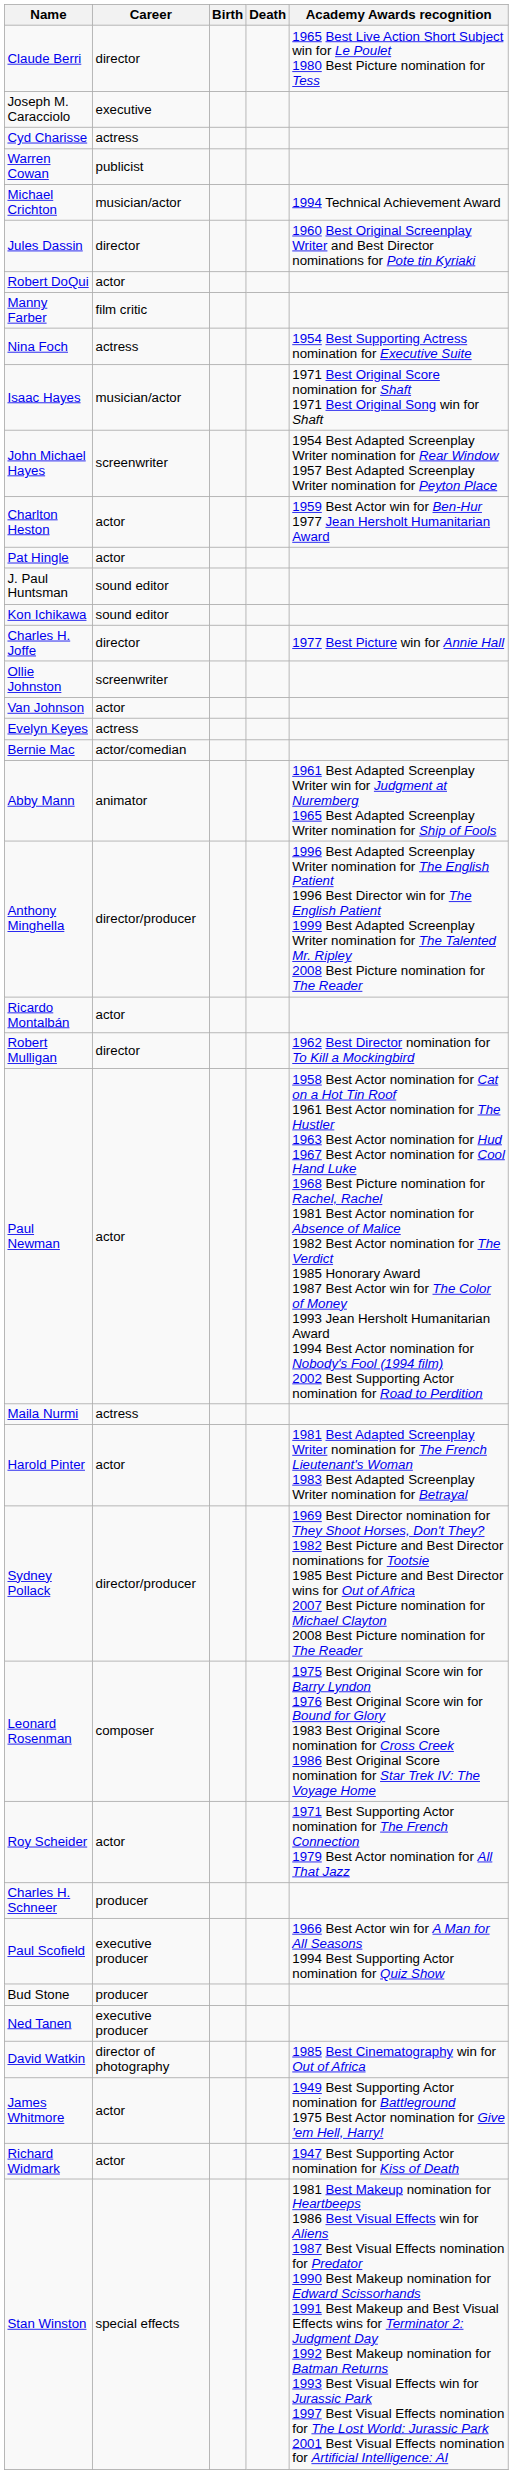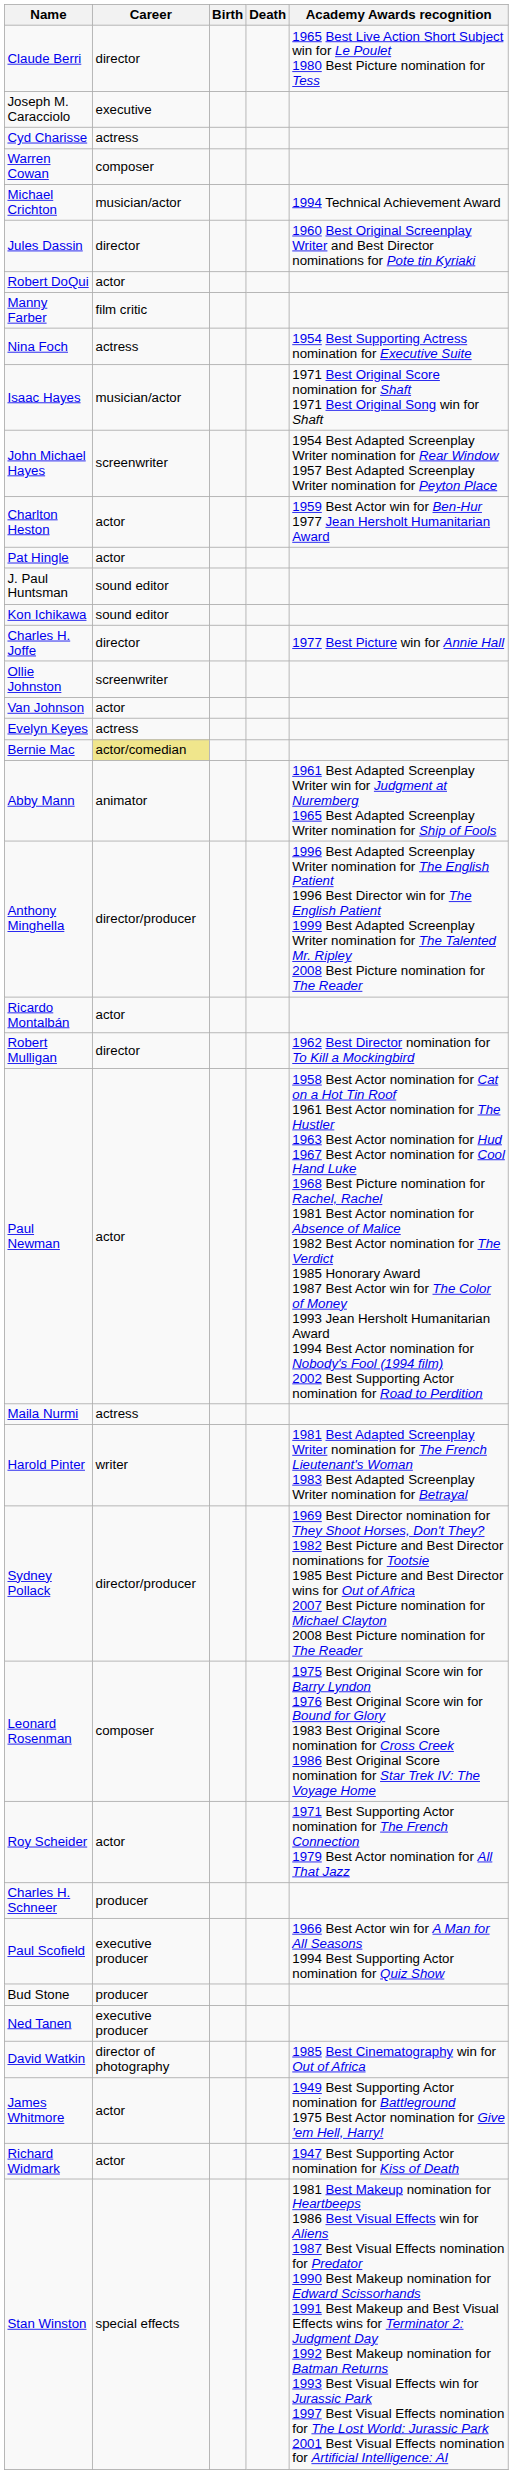(120, 166) publicist -> (125, 166) composer
(141, 749) no background -> (141, 749) khaki background
(110, 1465) actor -> (112, 1465) writer
